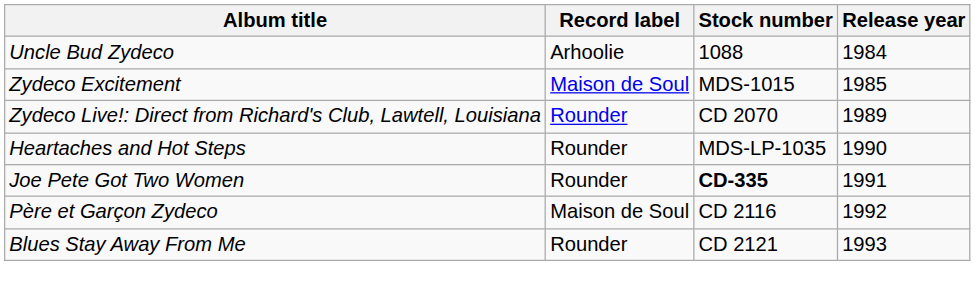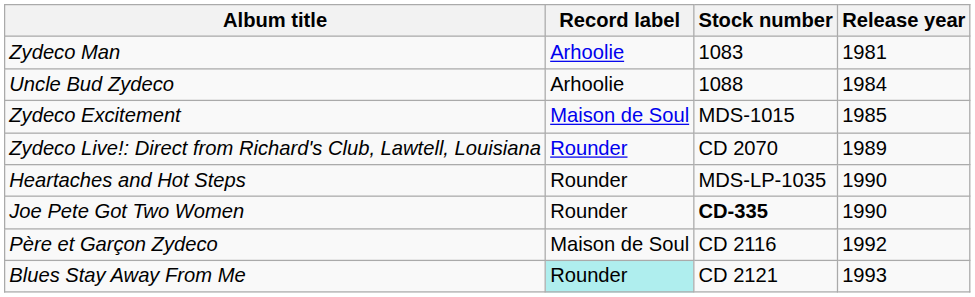+ row: (65, 52)
(865, 180) 1991 -> (865, 212) 1990
(589, 244) no background -> (589, 276) paleturquoise background
